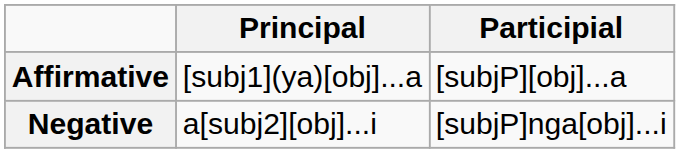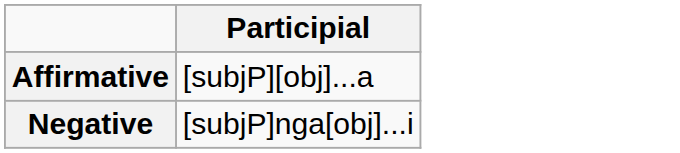- column: (302, 28)
